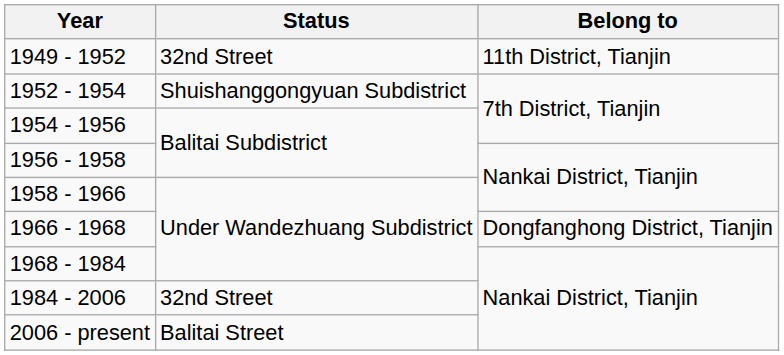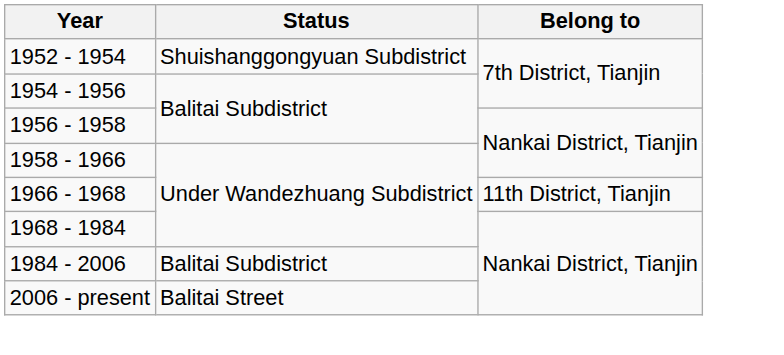- row: (68, 56)
(628, 228) Dongfanghong District, Tianjin -> (577, 194) 11th District, Tianjin
(216, 297) 32nd Street -> (244, 263) Balitai Subdistrict
